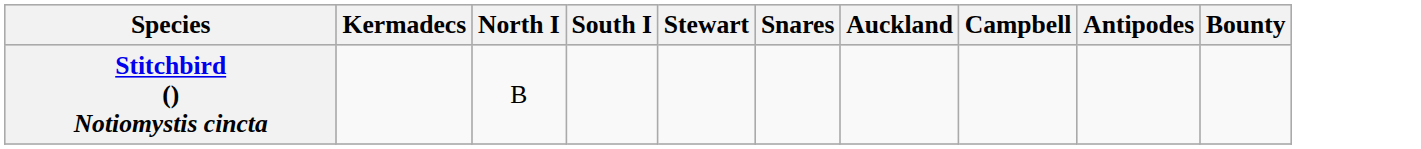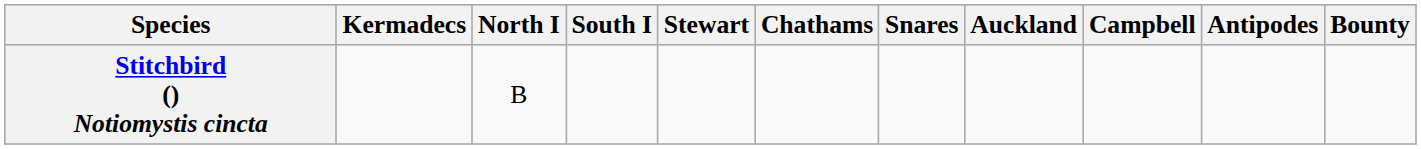+ column: (817, 24)
